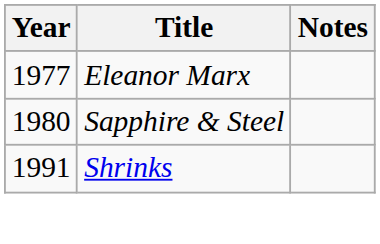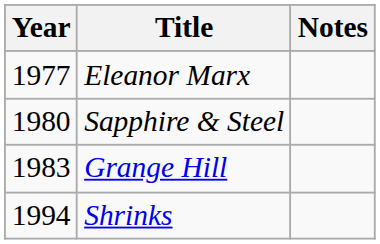+ row: (156, 167)
(41, 167) 1991 -> (41, 214) 1994
